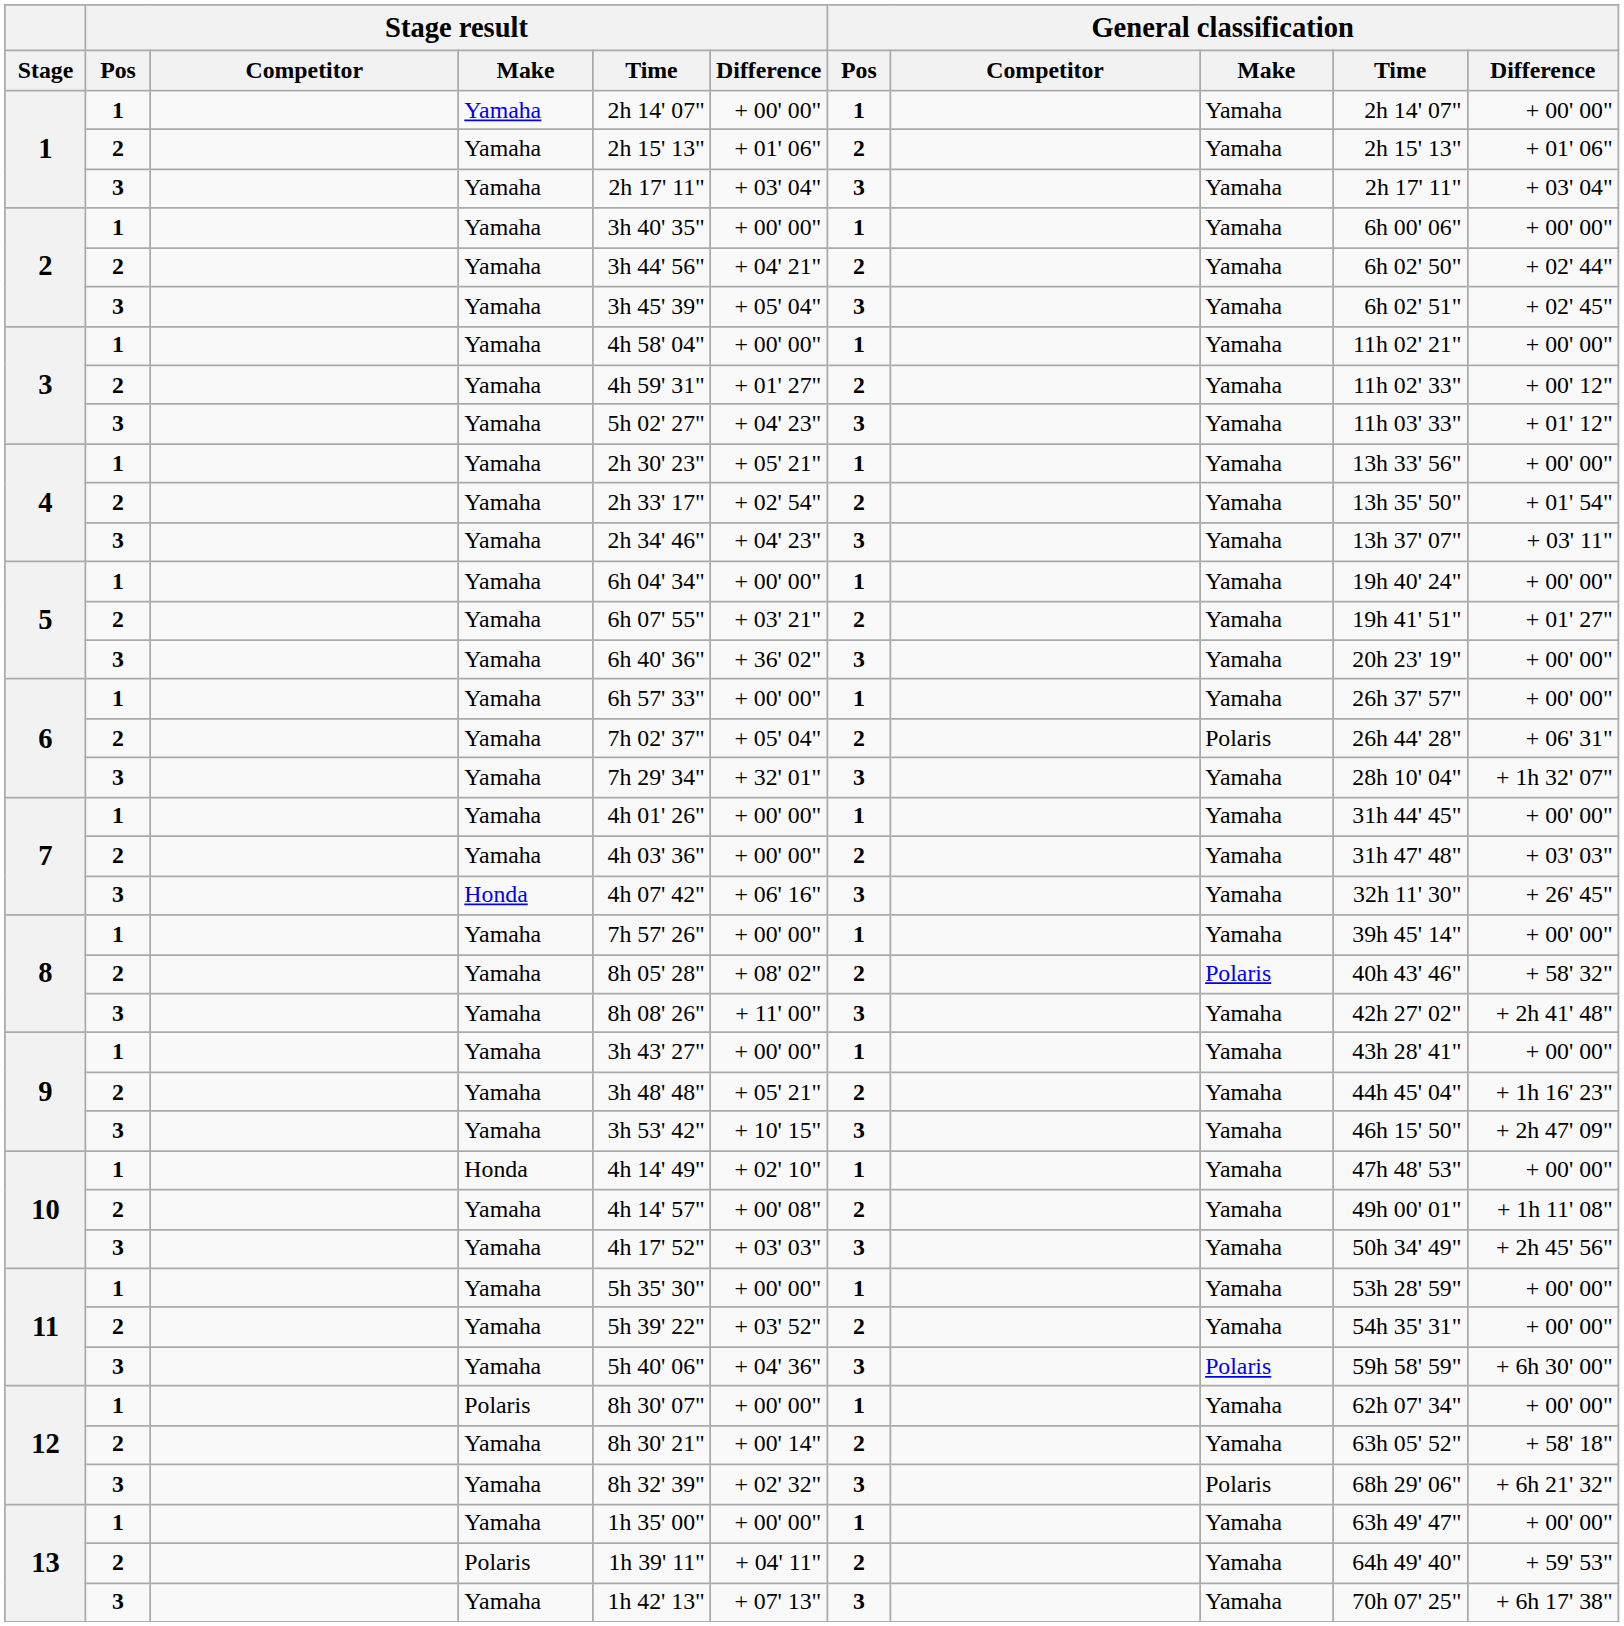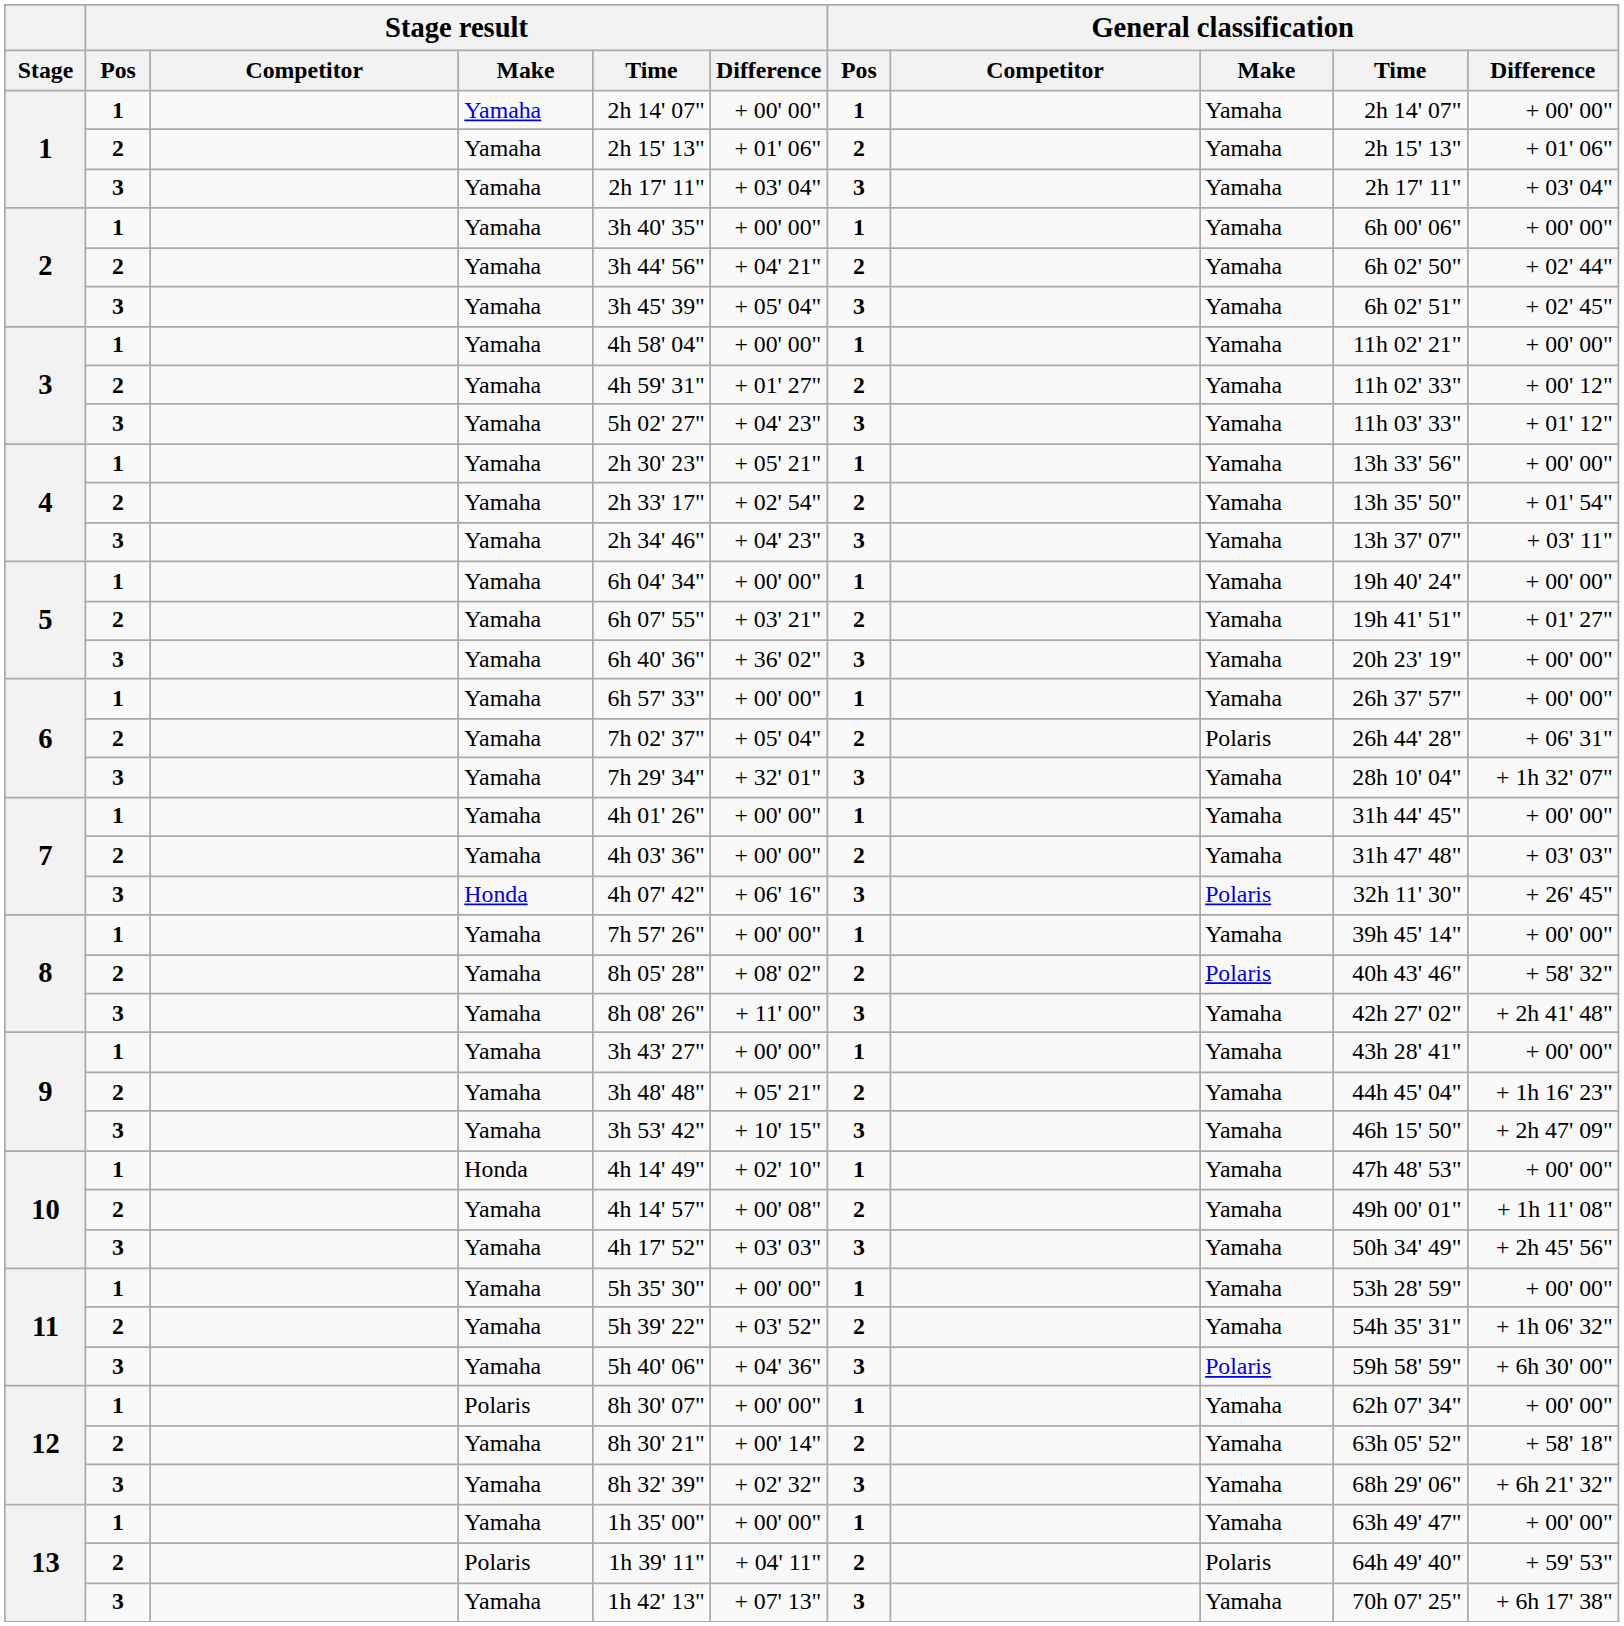(1244, 894) Yamaha -> (1238, 894) Polaris
(1569, 1326) + 00' 00" -> (1554, 1326) + 1h 06' 32"
(1238, 1483) Polaris -> (1244, 1483) Yamaha
(1244, 1562) Yamaha -> (1238, 1562) Polaris
